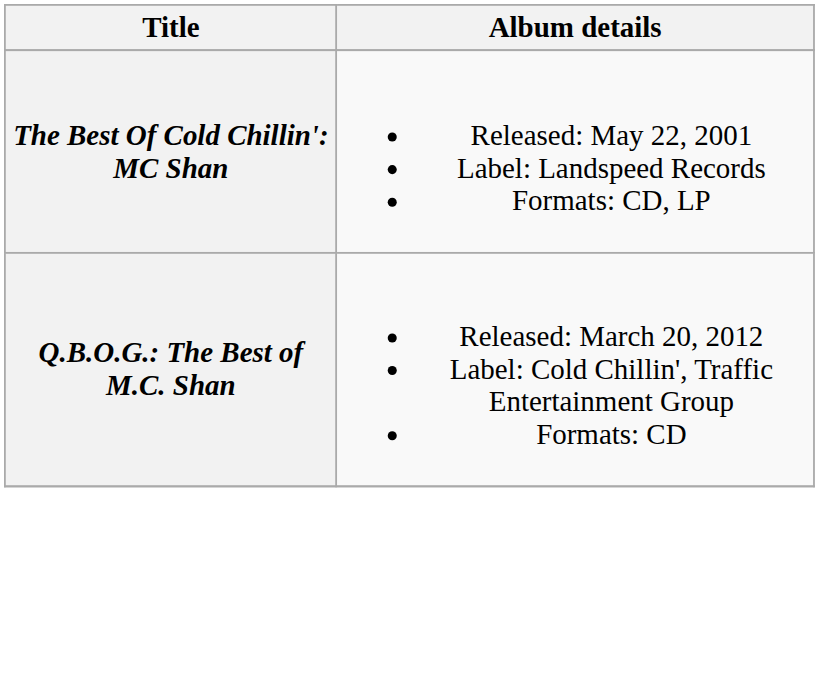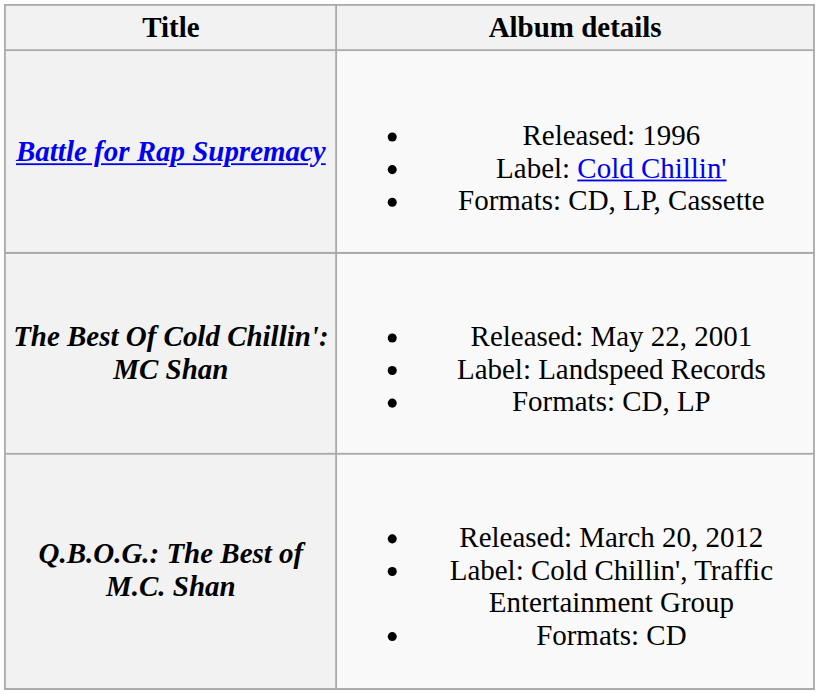+ row: (171, 151)
